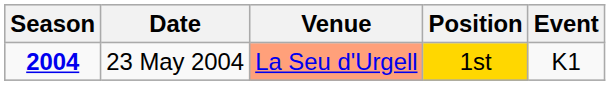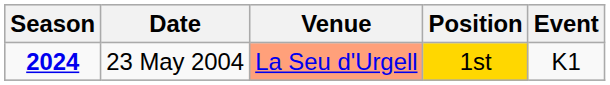(53, 62) 2004 -> (53, 62) 2024
